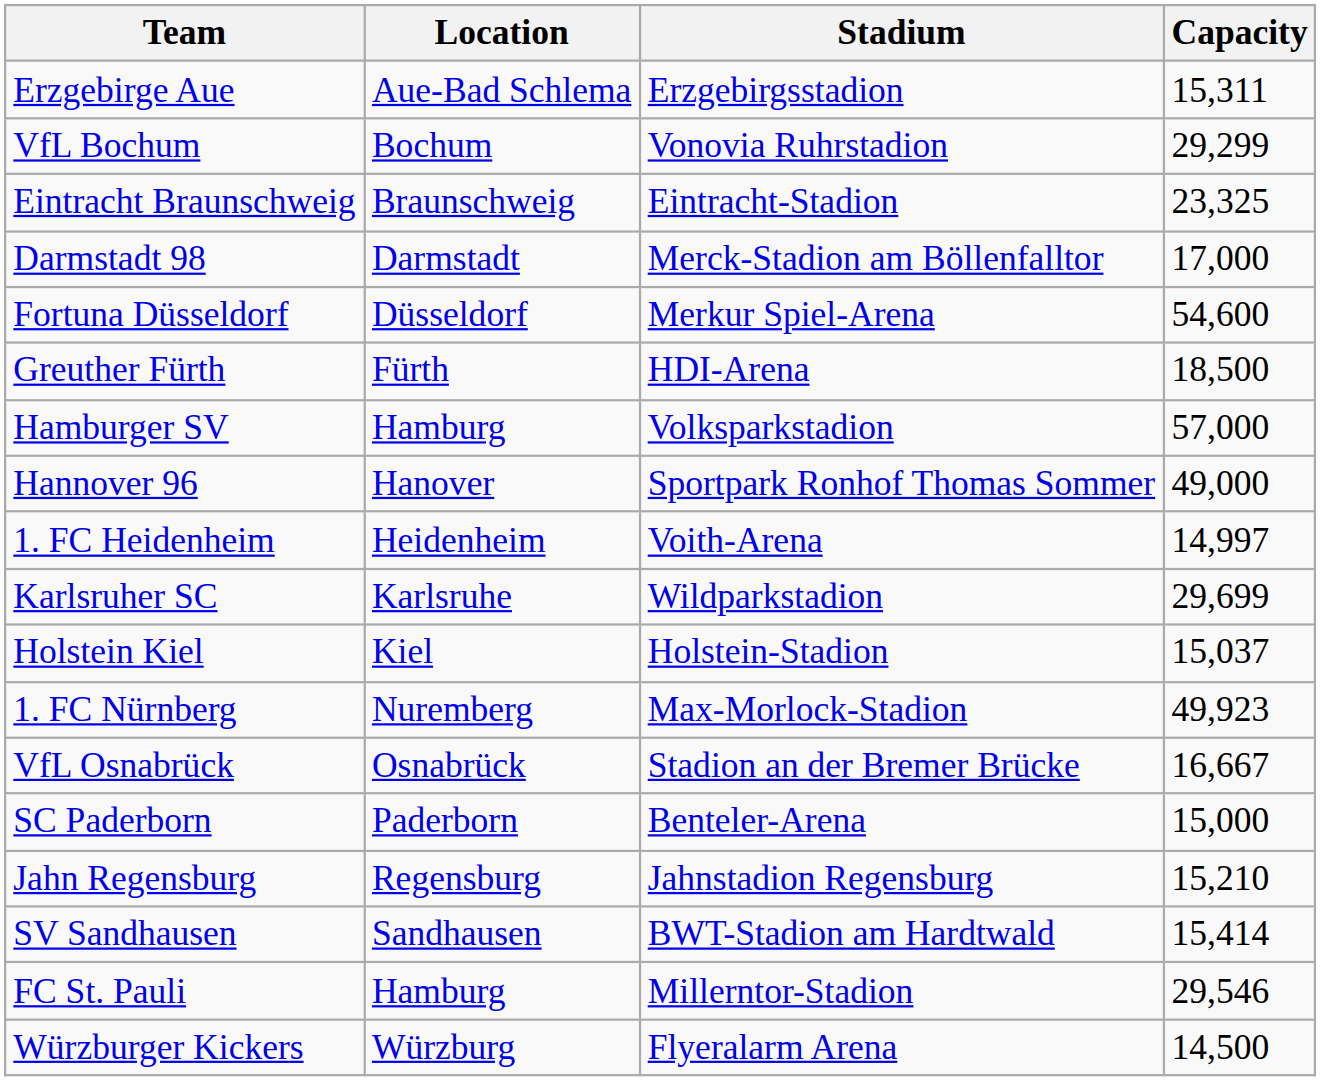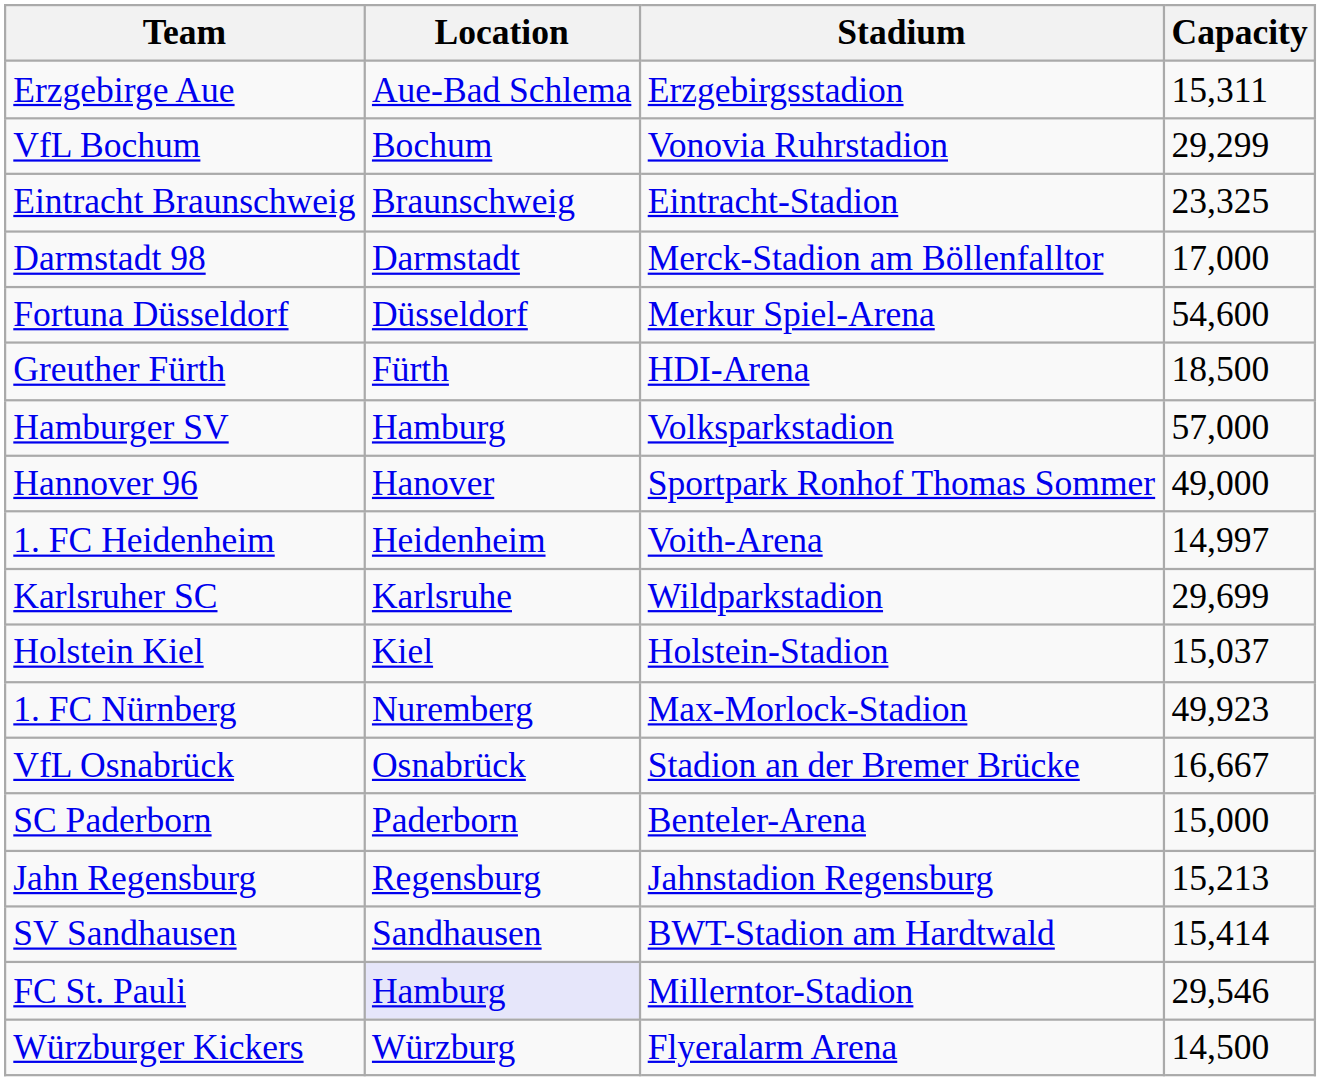(1220, 877) 15,210 -> (1220, 877) 15,213
(439, 990) no background -> (439, 990) lavender background
